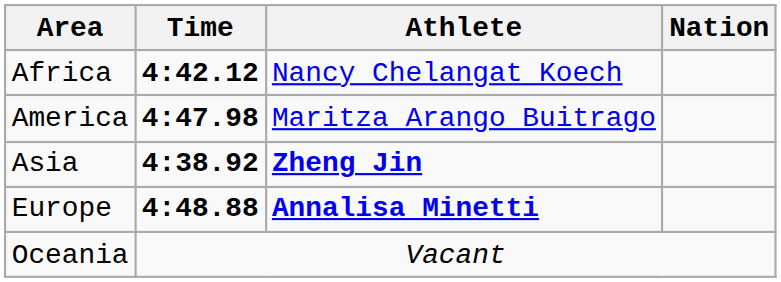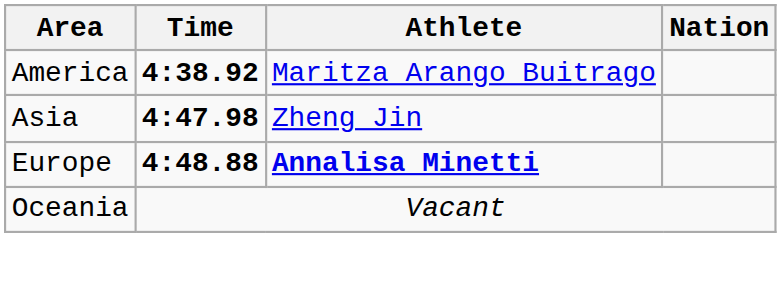- row: (62, 73)
(200, 118) 4:47.98 -> (200, 73) 4:38.92
(200, 164) 4:38.92 -> (200, 118) 4:47.98
(347, 164) bold -> (347, 118) normal
